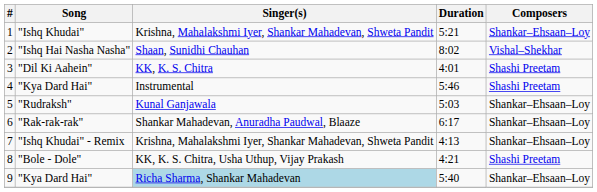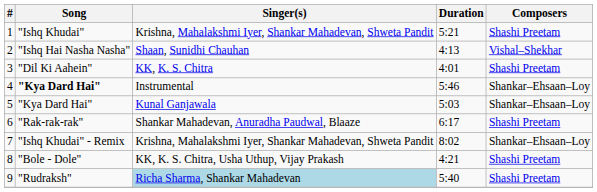(540, 31) Shankar–Ehsaan–Loy -> (525, 31) Shashi Preetam
(449, 50) 8:02 -> (449, 50) 4:13
(55, 86) normal -> (59, 86) bold
(525, 86) Shashi Preetam -> (540, 86) Shankar–Ehsaan–Loy
(45, 104) "Rudraksh" -> (55, 104) "Kya Dard Hai"
(540, 123) Shankar–Ehsaan–Loy -> (525, 123) Shashi Preetam
(449, 141) 4:13 -> (449, 141) 8:02
(55, 178) "Kya Dard Hai" -> (45, 178) "Rudraksh"
(540, 178) Shankar–Ehsaan–Loy -> (525, 178) Shashi Preetam
